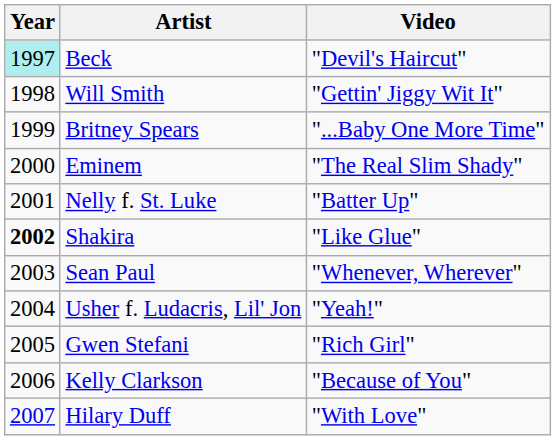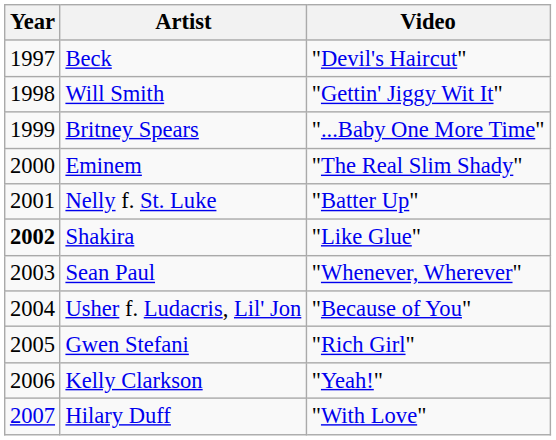(32, 58) paleturquoise background -> (32, 58) no background
(347, 308) "Yeah!" -> (391, 308) "Because of You"
(391, 380) "Because of You" -> (347, 380) "Yeah!"
